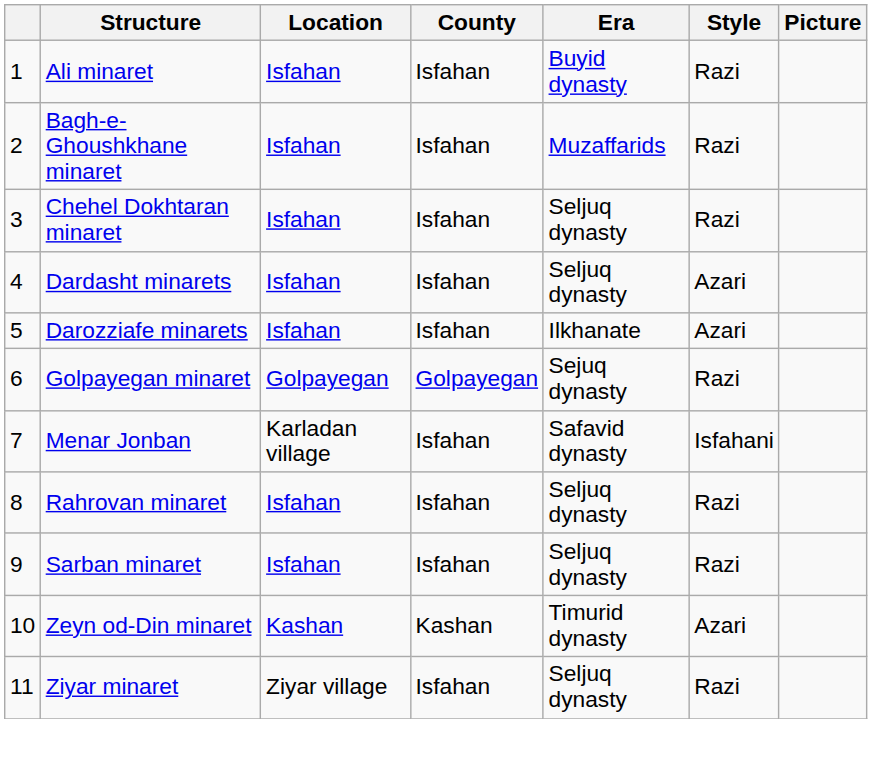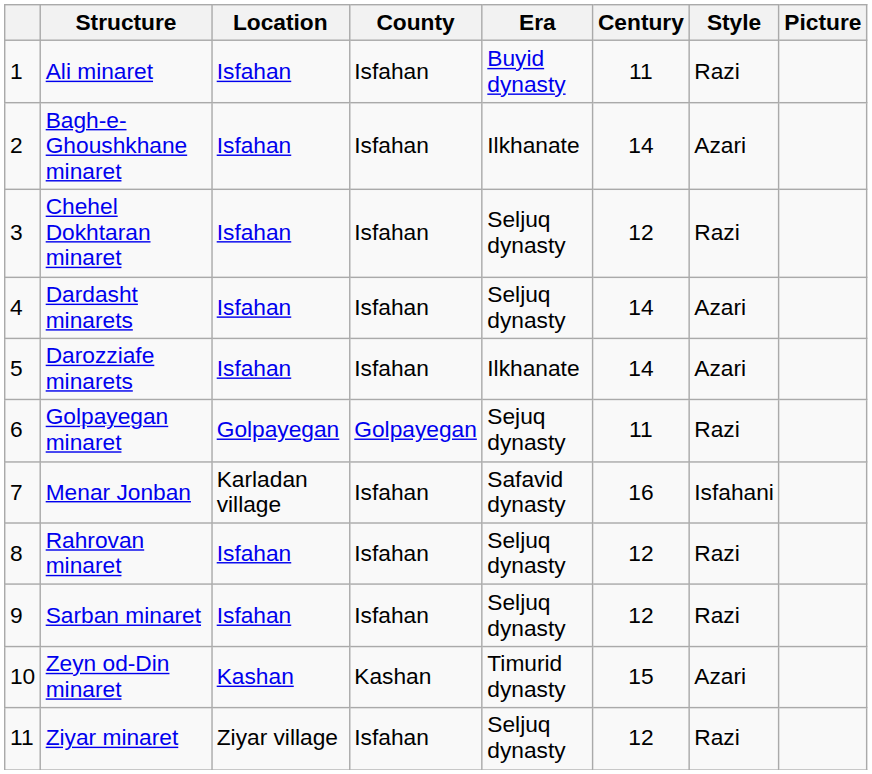+ column: (641, 22)
(607, 145) Muzaffarids -> (533, 145) Ilkhanate
(717, 145) Razi -> (720, 145) Azari
